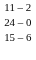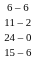+ row: (18, 8)
